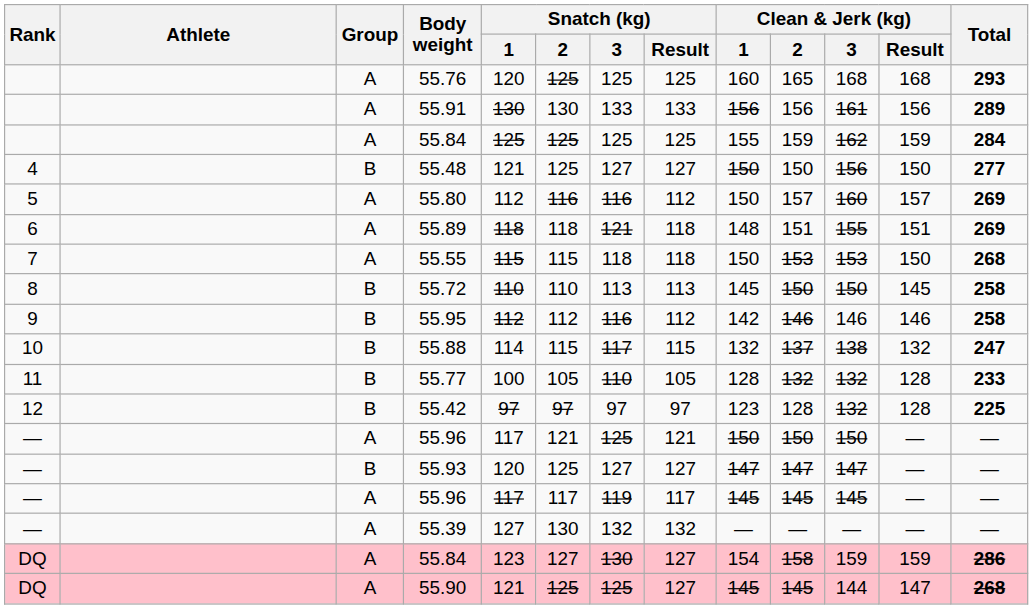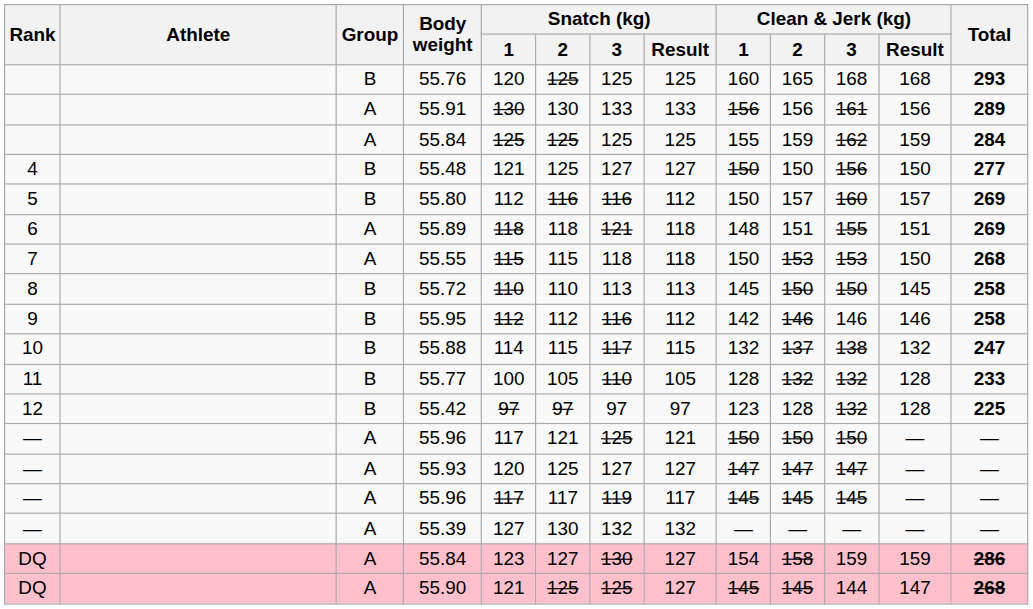(370, 79) A -> (370, 79) B
(370, 199) A -> (370, 199) B
(370, 468) B -> (370, 468) A
